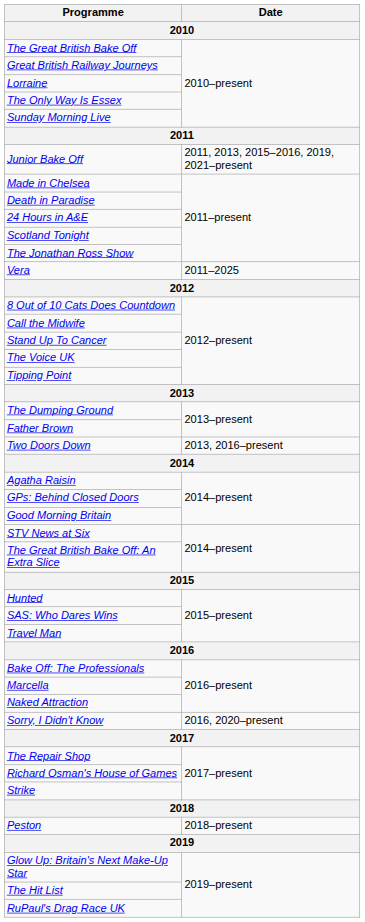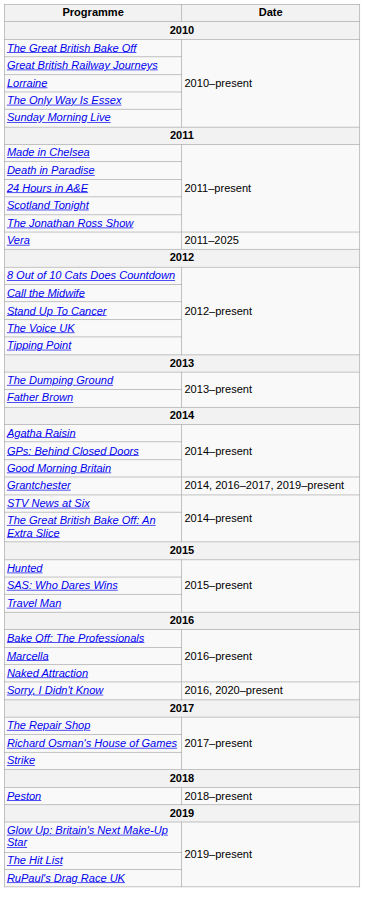- row: (45, 159)
- row: (49, 445)
+ row: (39, 485)
